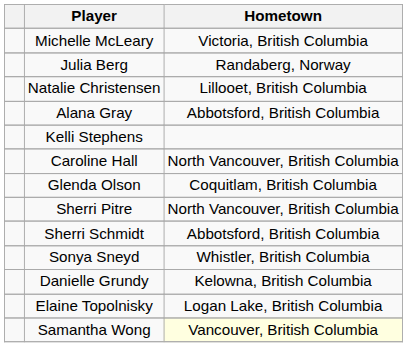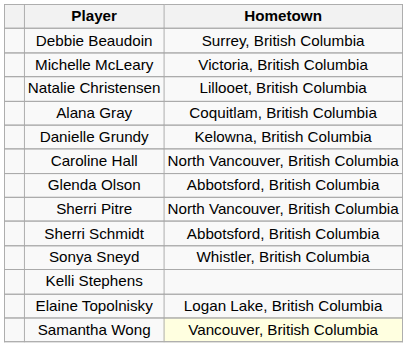+ row: (94, 40)
- row: (94, 64)
(283, 112) Abbotsford, British Columbia -> (283, 112) Coquitlam, British Columbia
rows swapped: (94, 281) <-> (94, 137)
(283, 185) Coquitlam, British Columbia -> (283, 185) Abbotsford, British Columbia
